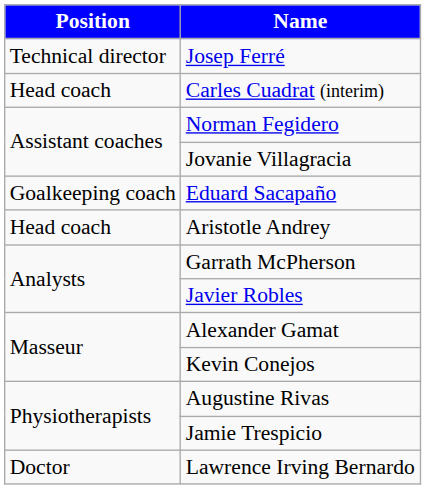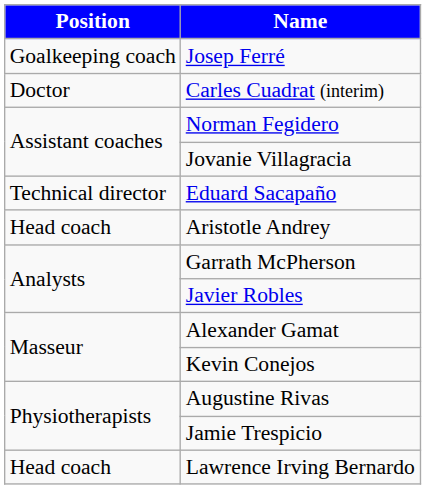(88, 55) Technical director -> (93, 55) Goalkeeping coach
(60, 90) Head coach -> (40, 90) Doctor
(93, 192) Goalkeeping coach -> (88, 192) Technical director
(40, 466) Doctor -> (60, 466) Head coach
